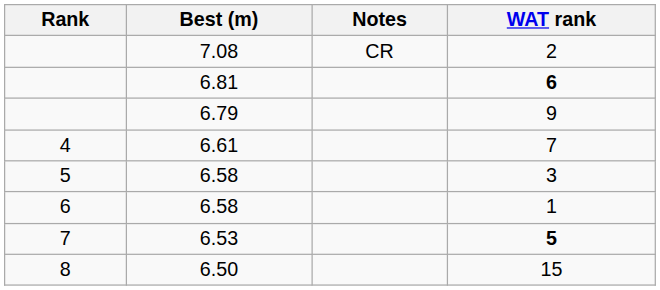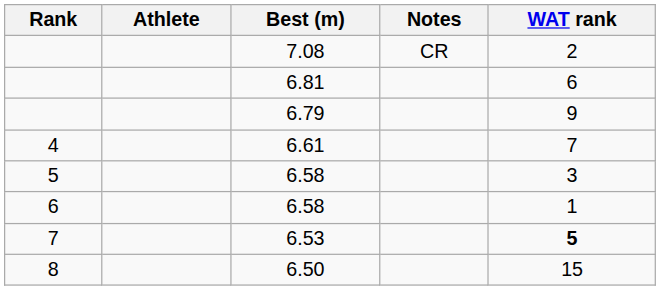+ column: (166, 20)
(551, 82) bold -> (572, 82) normal
